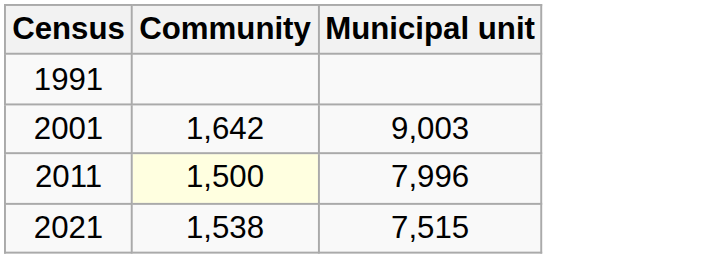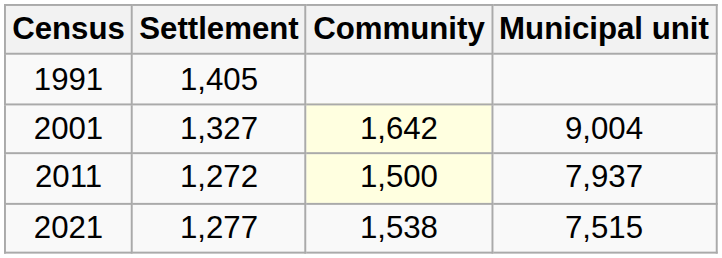+ column: (219, 29)
(225, 128) no background -> (399, 128) lightyellow background
(430, 128) 9,003 -> (604, 128) 9,004
(430, 177) 7,996 -> (604, 177) 7,937
